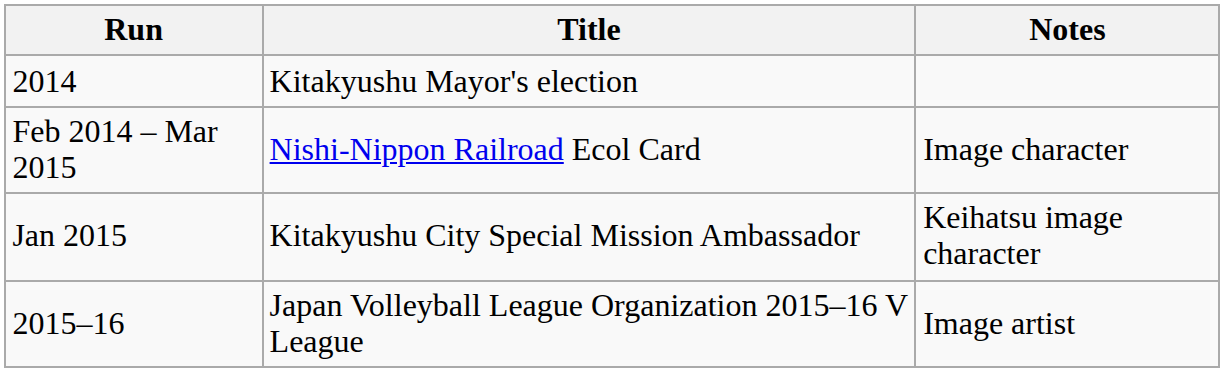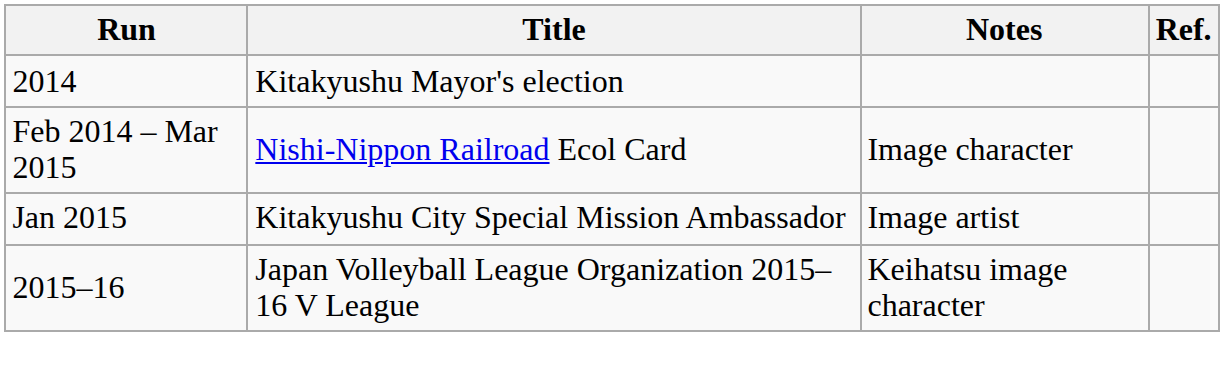+ column: (1184, 29)
(1023, 236) Keihatsu image character -> (943, 218) Image artist
(999, 322) Image artist -> (967, 286) Keihatsu image character
